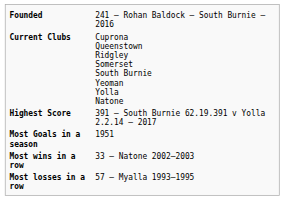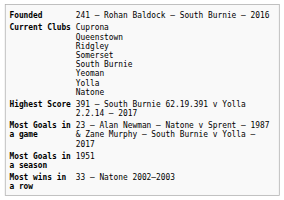+ row: (40, 131)
- row: (47, 182)
